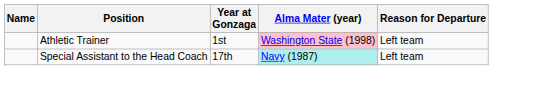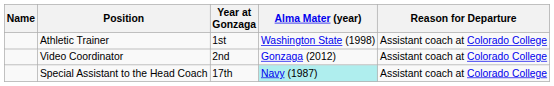(318, 41) pink background -> (318, 41) no background
(402, 41) Left team -> (464, 41) Assistant coach at Colorado College
+ row: (82, 57)
(402, 57) Left team -> (464, 74) Assistant coach at Colorado College
